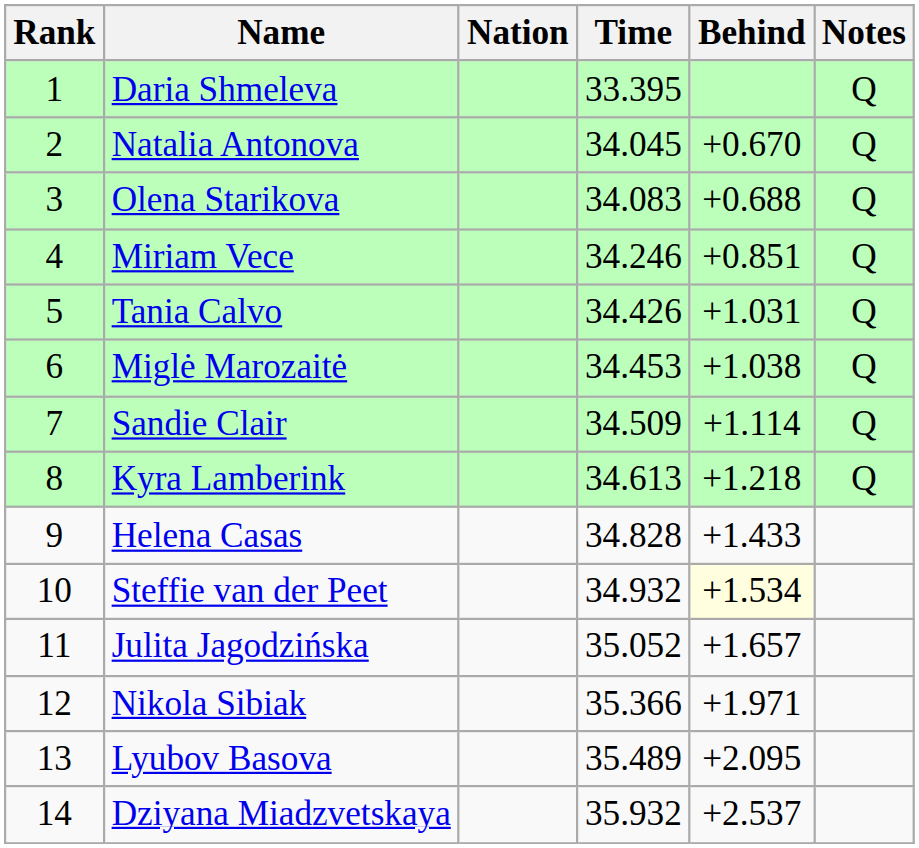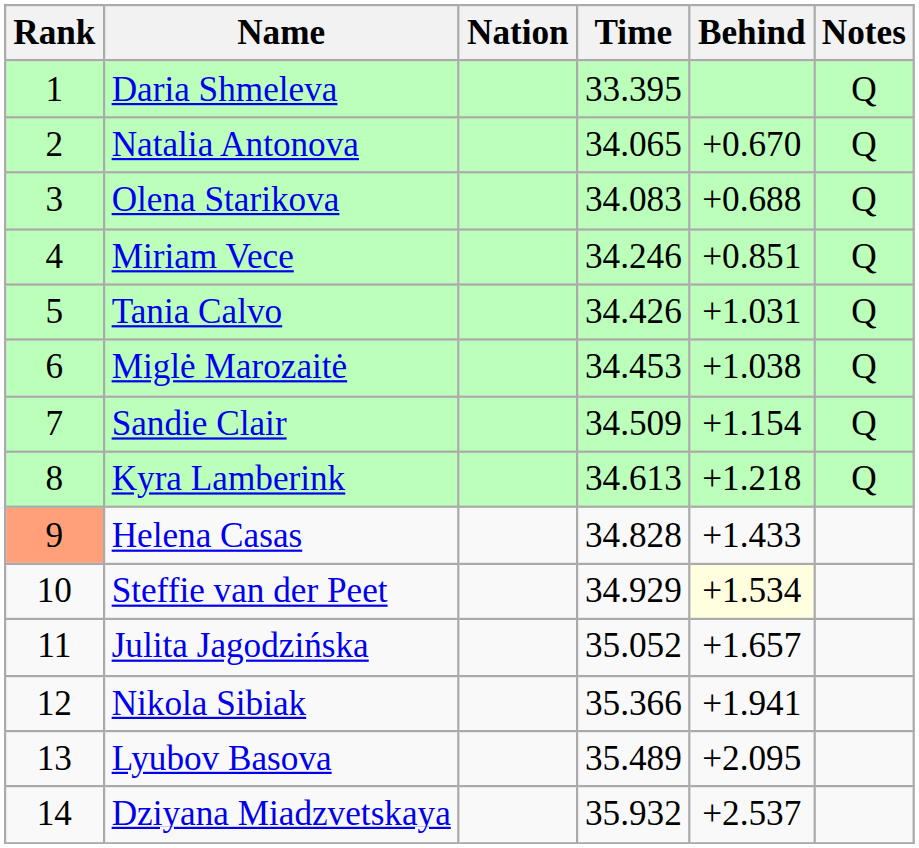(633, 144) 34.045 -> (633, 144) 34.065
(752, 423) +1.114 -> (752, 423) +1.154
(54, 534) no background -> (54, 534) lightsalmon background
(633, 590) 34.932 -> (633, 590) 34.929
(752, 702) +1.971 -> (752, 702) +1.941
